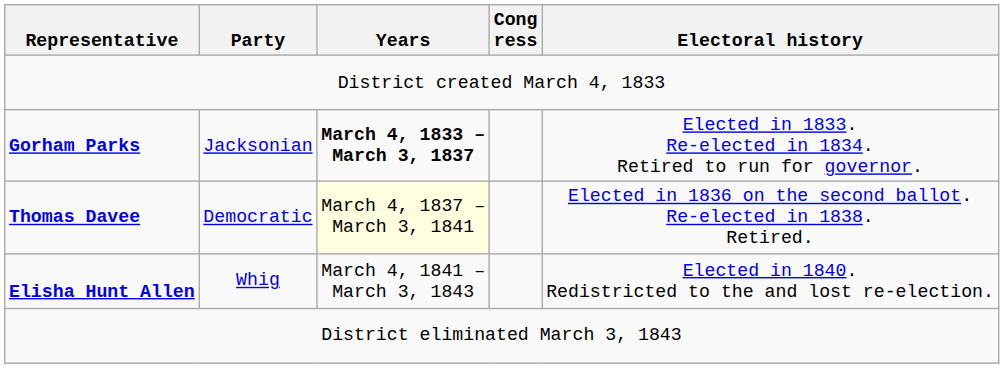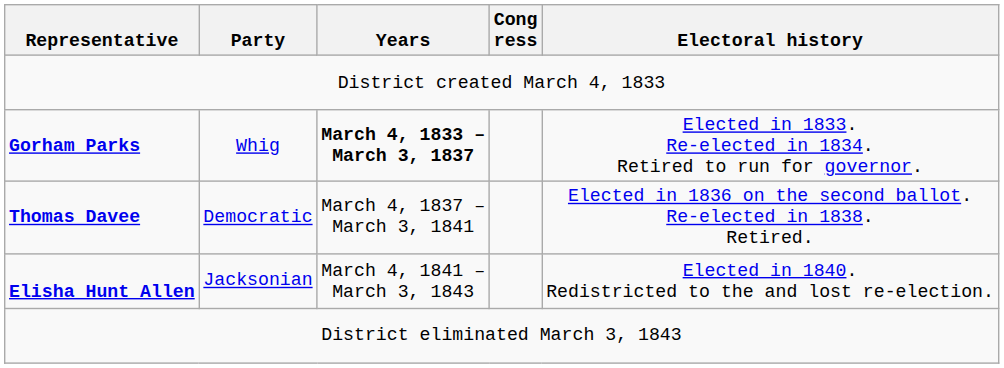(258, 146) Jacksonian -> (258, 146) Whig
(403, 217) lightyellow background -> (403, 217) no background
(258, 281) Whig -> (258, 281) Jacksonian
